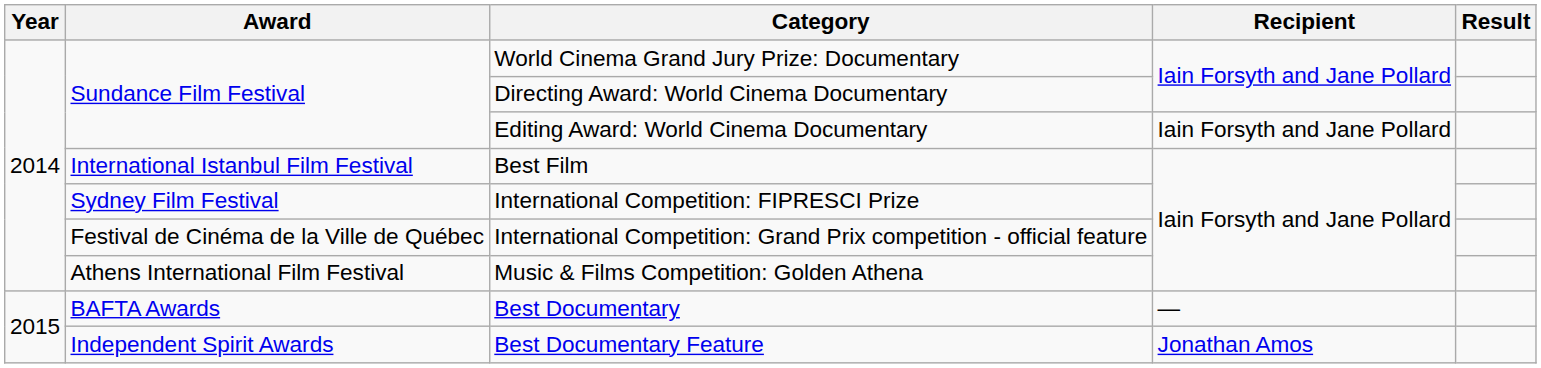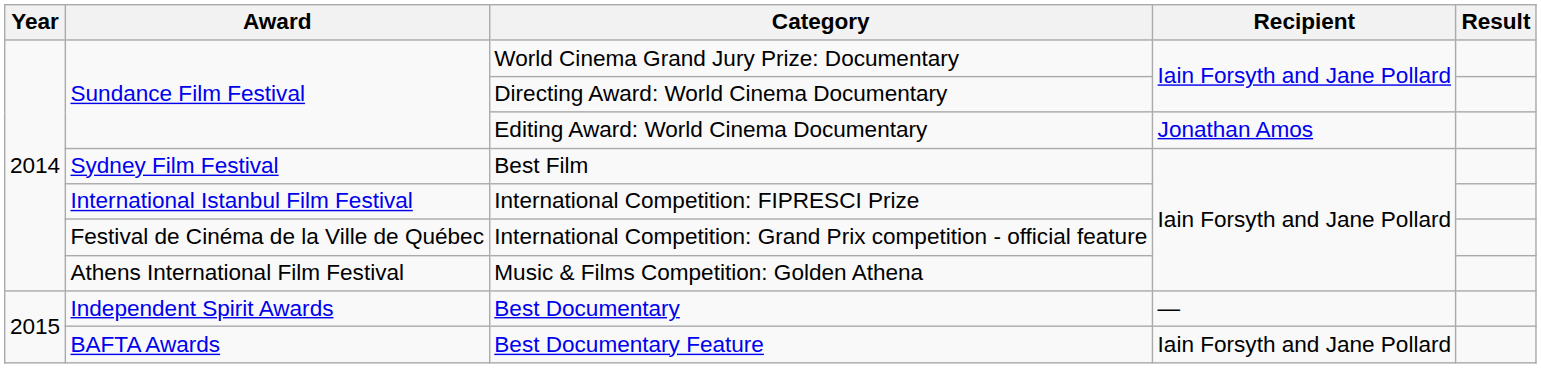(1304, 129) Iain Forsyth and Jane Pollard -> (1235, 129) Jonathan Amos
(242, 165) International Istanbul Film Festival -> (175, 165) Sydney Film Festival
(175, 201) Sydney Film Festival -> (242, 201) International Istanbul Film Festival
(145, 308) BAFTA Awards -> (202, 308) Independent Spirit Awards
(202, 344) Independent Spirit Awards -> (145, 344) BAFTA Awards
(1235, 344) Jonathan Amos -> (1304, 344) Iain Forsyth and Jane Pollard
